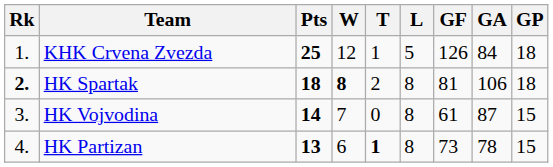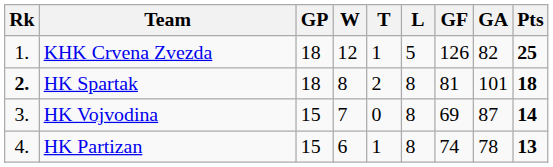columns swapped: (530, 20) <-> (314, 20)
(487, 51) 84 -> (488, 51) 82
(341, 83) bold -> (343, 83) normal
(492, 83) 106 -> (493, 83) 101
(448, 114) 61 -> (449, 114) 69
(375, 146) bold -> (376, 146) normal
(448, 146) 73 -> (449, 146) 74
